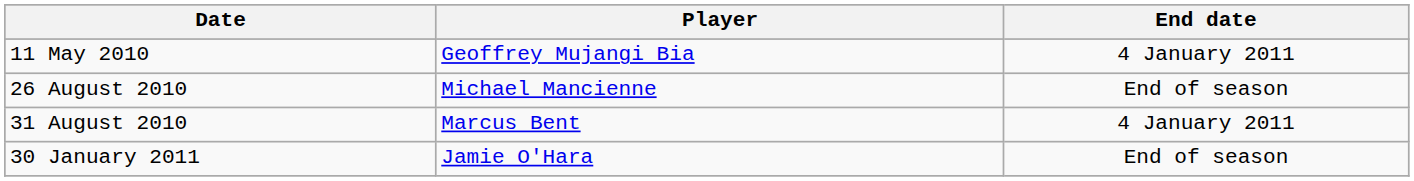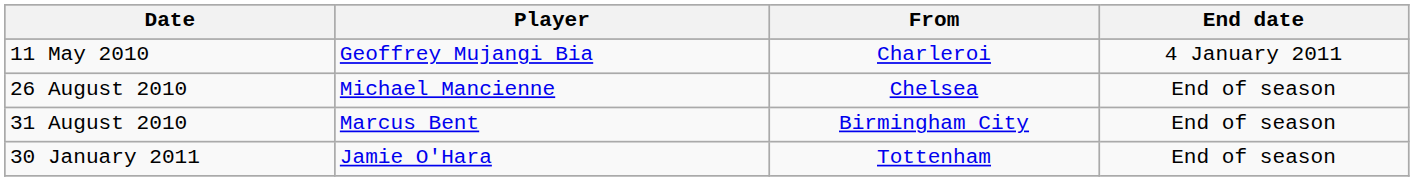+ column: (934, 22)
(1206, 125) 4 January 2011 -> (1254, 125) End of season
